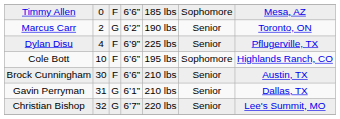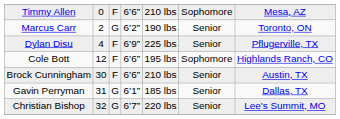(161, 12) 185 lbs -> (161, 12) 210 lbs
(101, 59) 10 -> (101, 59) 12
(161, 91) 210 lbs -> (161, 91) 185 lbs
